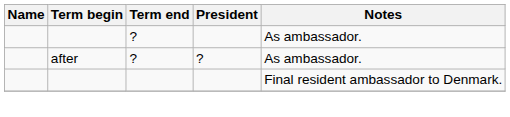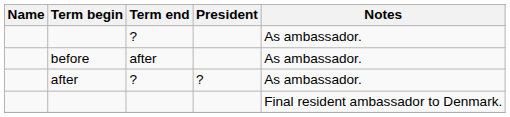+ row: (70, 58)
